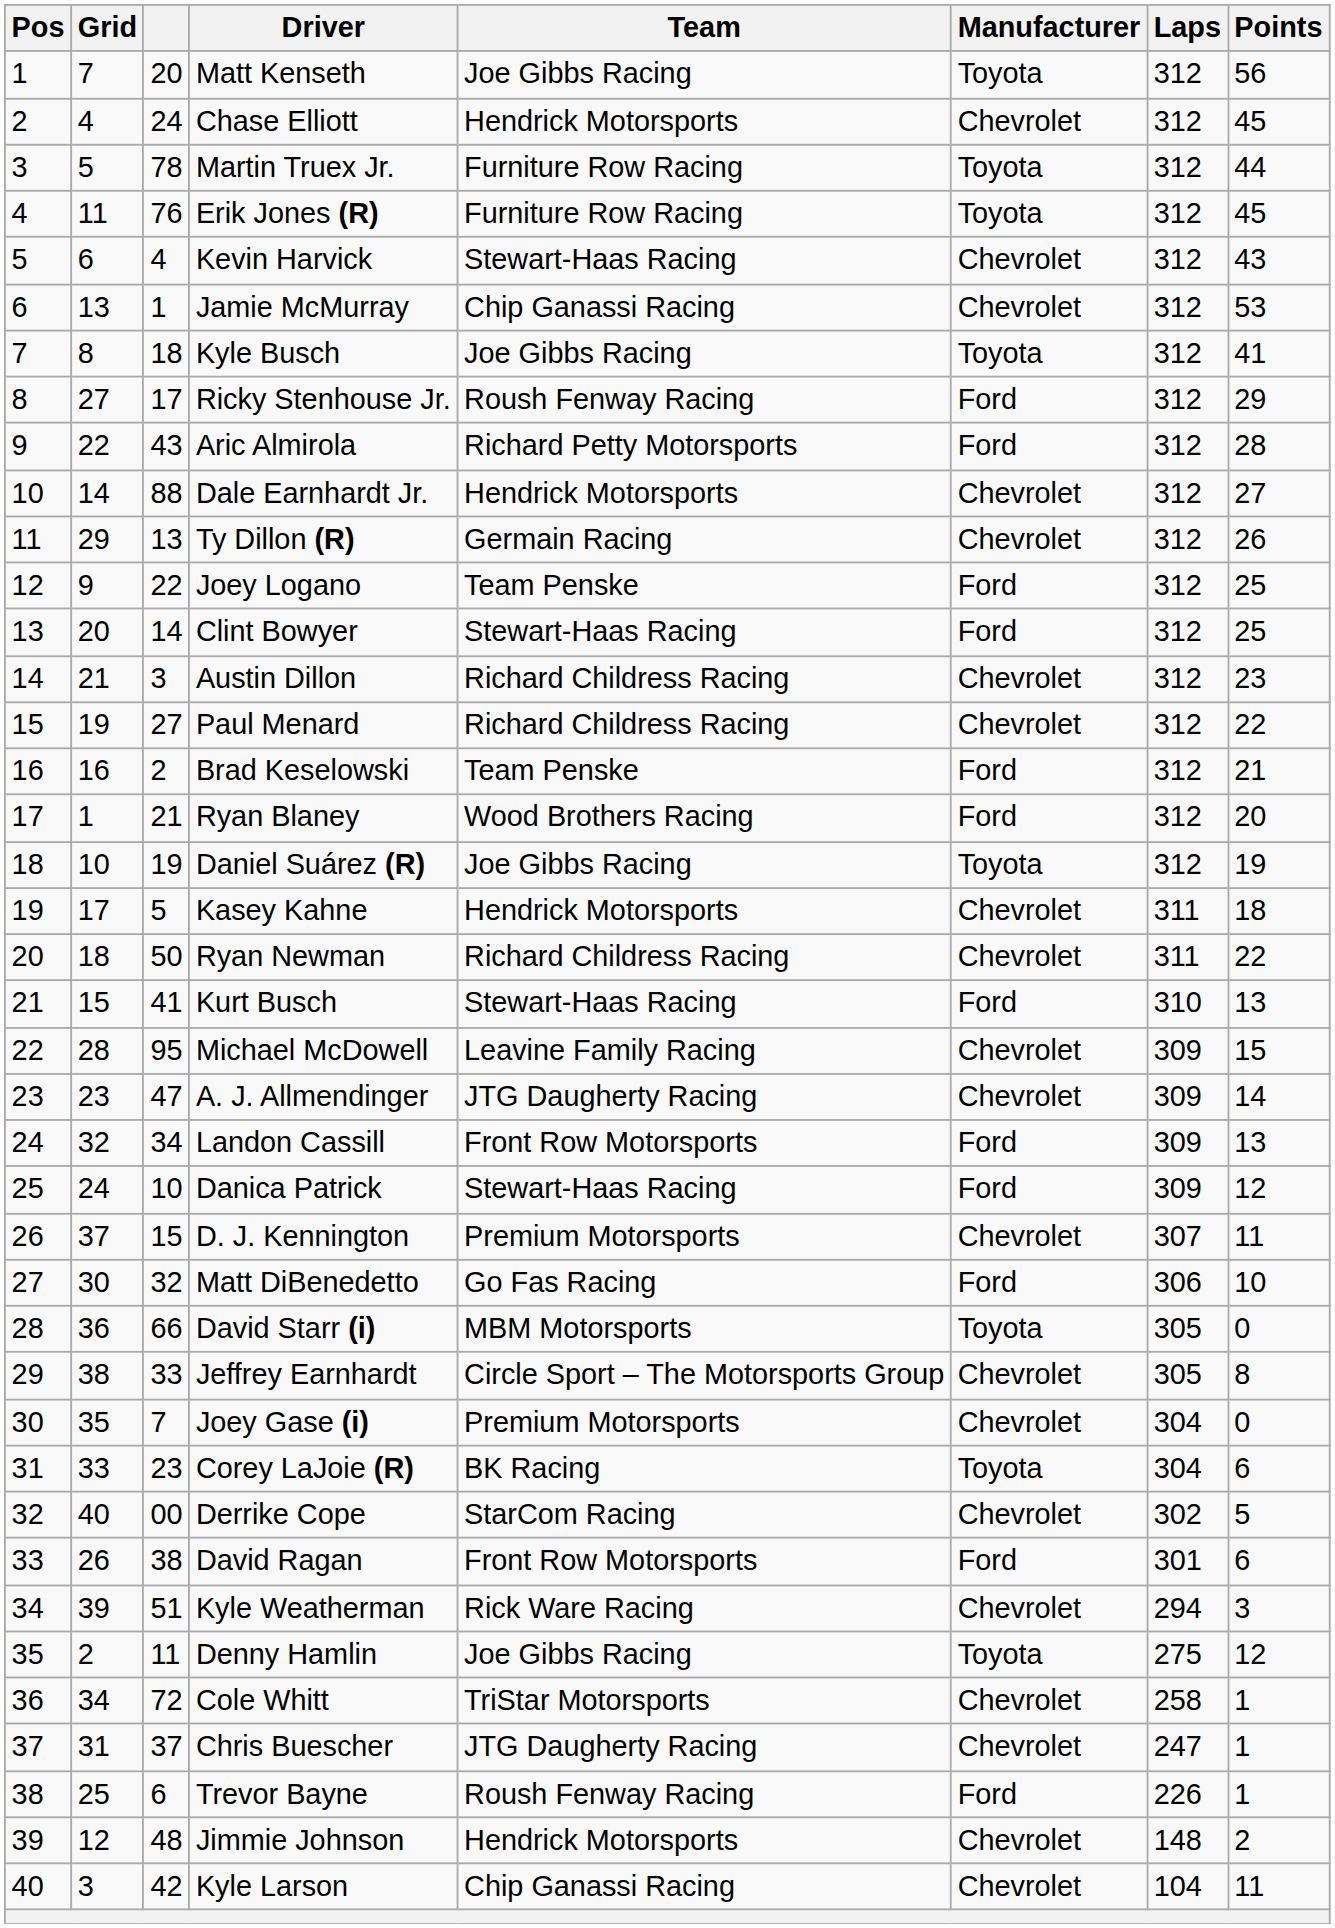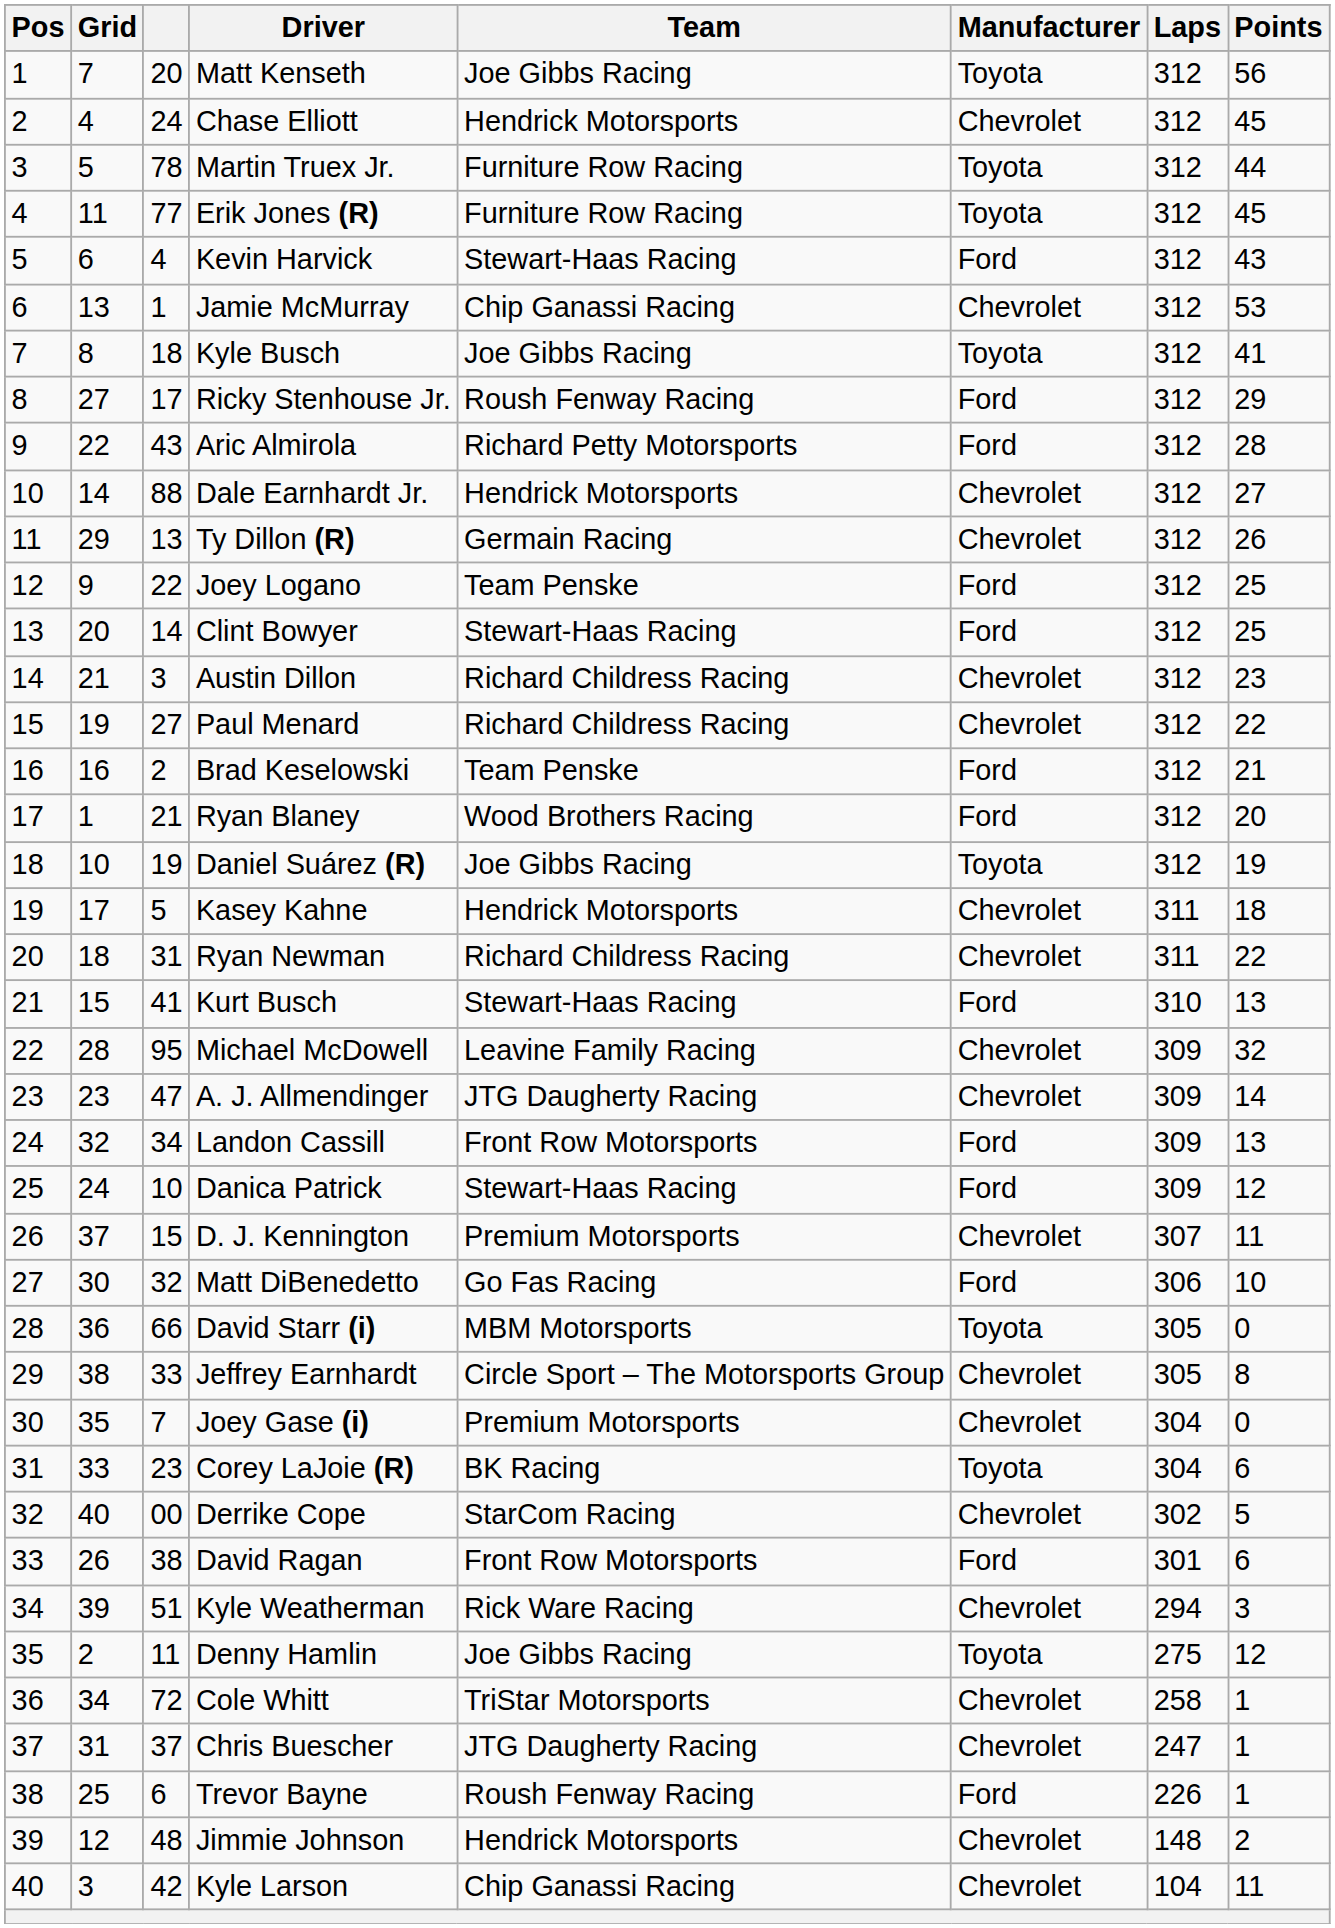(166, 213) 76 -> (166, 213) 77
(1019, 259) Chevrolet -> (987, 259) Ford
(166, 956) 50 -> (166, 956) 31
(1250, 1049) 15 -> (1250, 1049) 32
